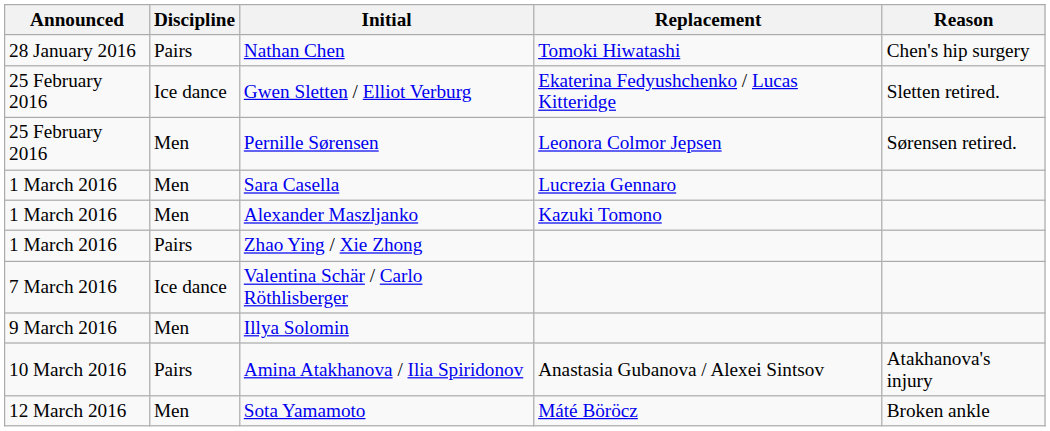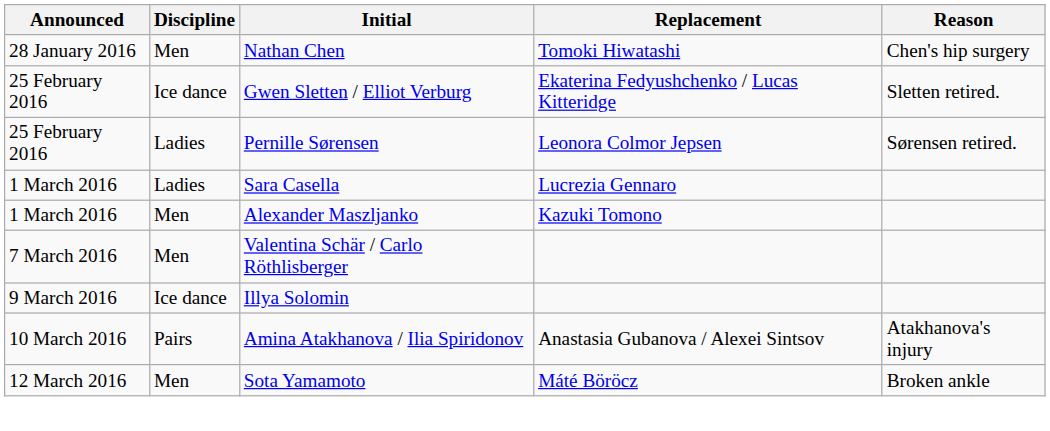(173, 50) Pairs -> (171, 50) Men
(171, 143) Men -> (179, 143) Ladies
(171, 184) Men -> (179, 184) Ladies
- row: (333, 245)
(190, 286) Ice dance -> (171, 256) Men
(171, 328) Men -> (190, 297) Ice dance
